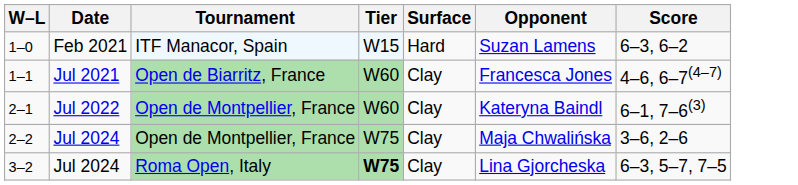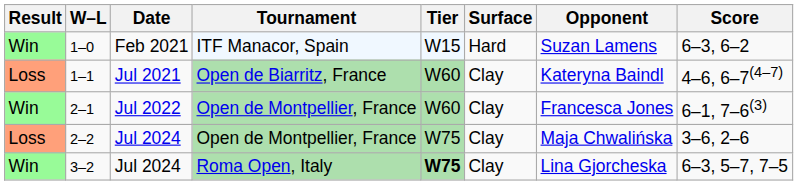+ column: (35, 18)
(546, 75) Francesca Jones -> (602, 75) Kateryna Baindl
(541, 108) Kateryna Baindl -> (607, 108) Francesca Jones
